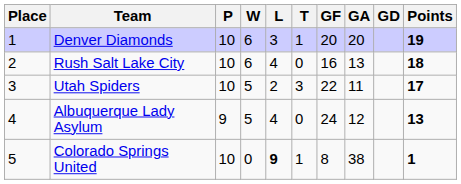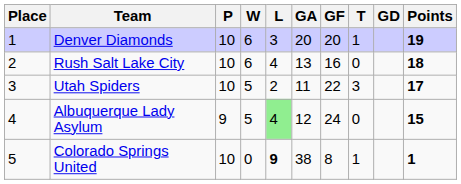columns swapped: (304, 16) <-> (359, 16)
(274, 119) no background -> (274, 119) lightgreen background
(416, 119) 13 -> (416, 119) 15
